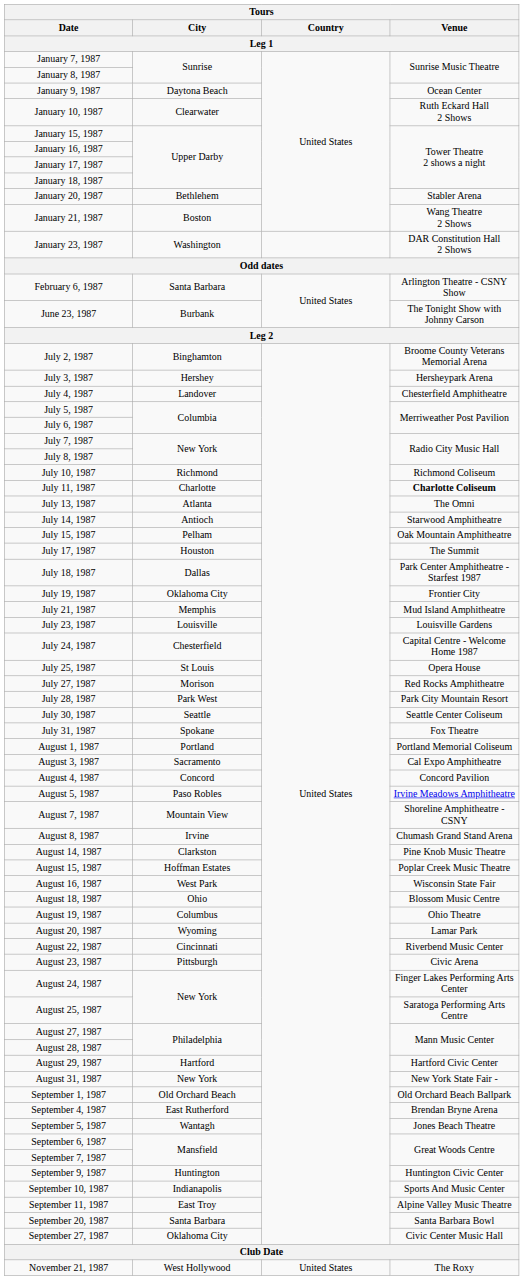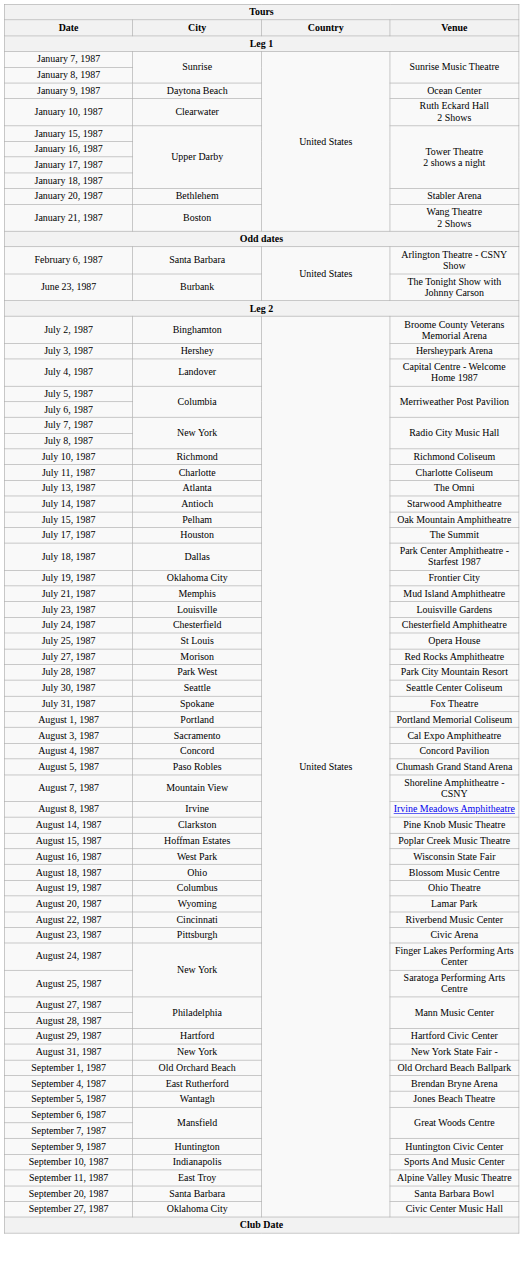- row: (69, 244)
(454, 393) Chesterfield Amphitheatre -> (454, 372) Capital Centre - Welcome Home 1987
(454, 488) bold -> (454, 472) normal
(454, 646) Capital Centre - Welcome Home 1987 -> (454, 625) Chesterfield Amphitheatre
(454, 793) Irvine Meadows Amphitheatre -> (454, 766) Chumash Grand Stand Arena
(454, 836) Chumash Grand Stand Arena -> (454, 809) Irvine Meadows Amphitheatre
- row: (69, 1267)
